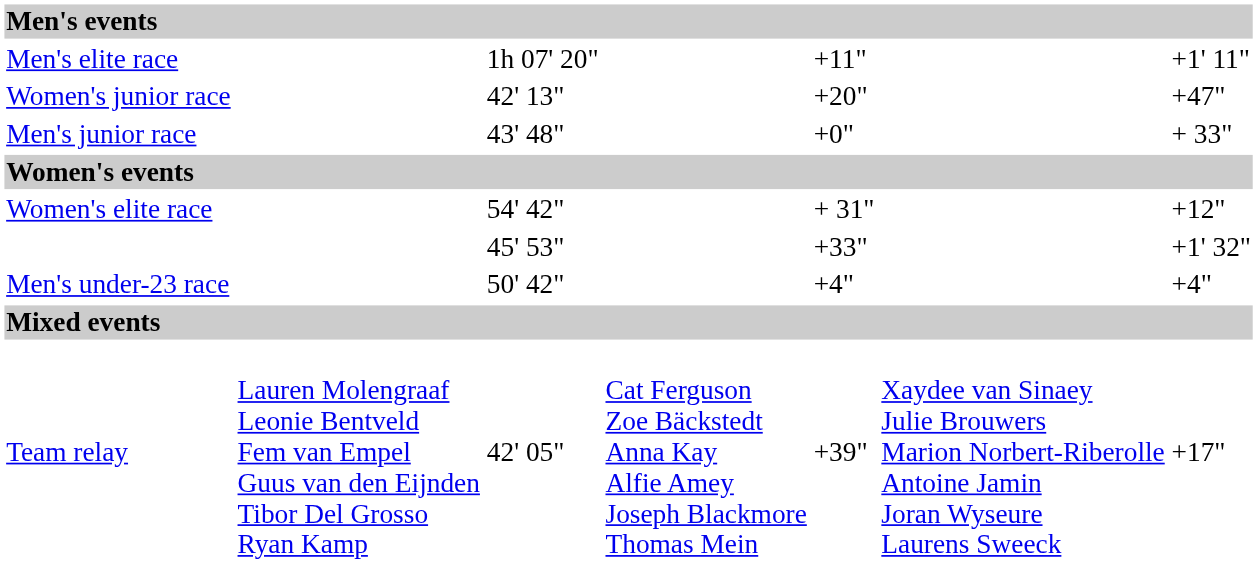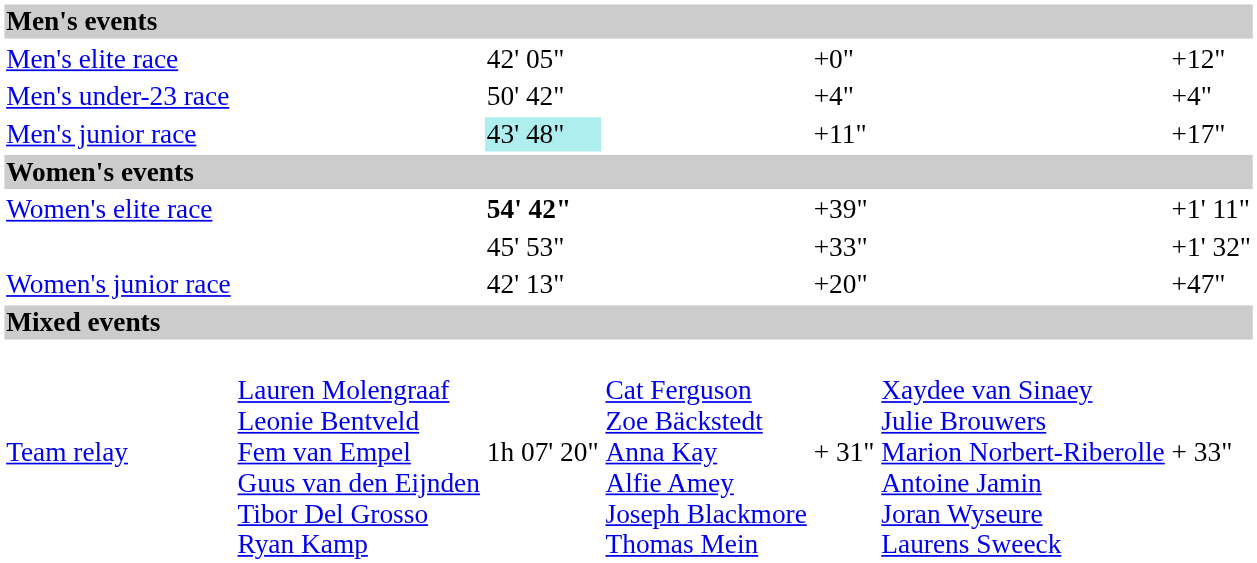(543, 58) 1h 07' 20" -> (526, 58) 42' 05"
(840, 58) +11" -> (834, 58) +0"
(1211, 58) +1' 11" -> (1199, 58) +12"
rows swapped: (118, 284) <-> (118, 96)
(526, 134) no background -> (526, 134) paleturquoise background
(834, 134) +0" -> (840, 134) +11"
(1202, 134) + 33" -> (1199, 134) +17"
(526, 209) normal -> (529, 209) bold
(844, 209) + 31" -> (841, 209) +39"
(1199, 209) +12" -> (1211, 209) +1' 11"
(526, 452) 42' 05" -> (543, 452) 1h 07' 20"
(841, 452) +39" -> (844, 452) + 31"
(1199, 452) +17" -> (1202, 452) + 33"
